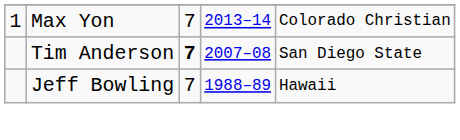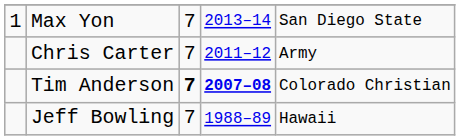(365, 21) Colorado Christian -> (350, 21) San Diego State
+ row: (103, 53)
(238, 53) normal -> (238, 86) bold
(350, 53) San Diego State -> (365, 86) Colorado Christian
